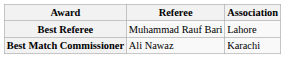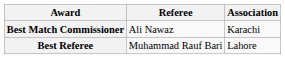rows swapped: (65, 45) <-> (65, 29)
